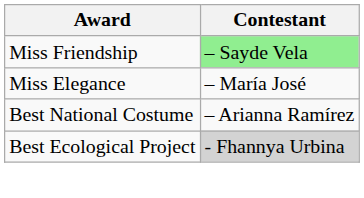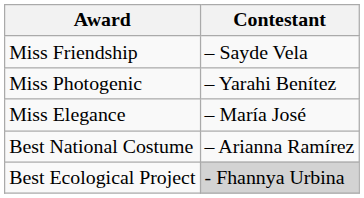(256, 51) lightgreen background -> (256, 51) no background
+ row: (76, 83)
